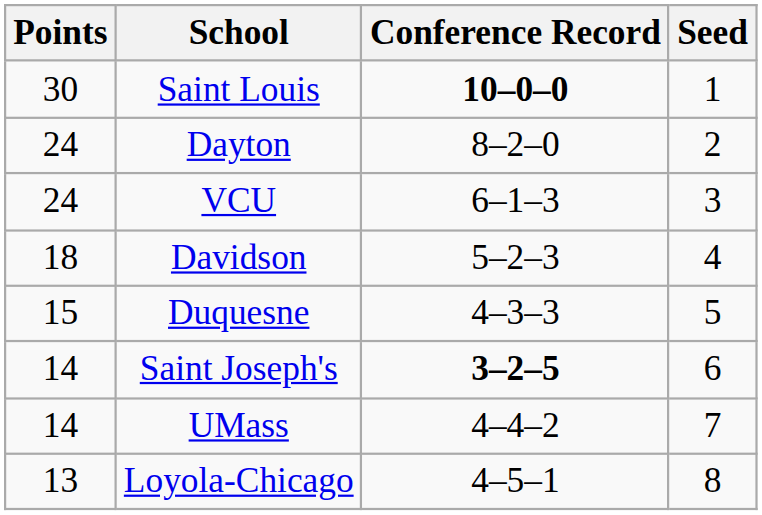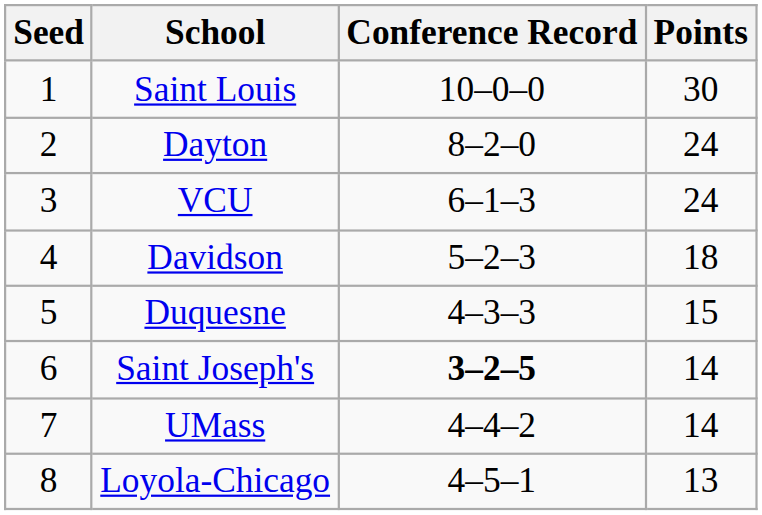columns swapped: (713, 32) <-> (60, 32)
(515, 88) bold -> (492, 88) normal
